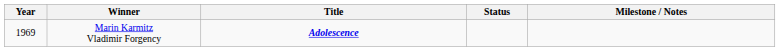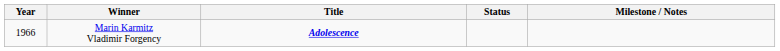(26, 33) 1969 -> (26, 33) 1966
